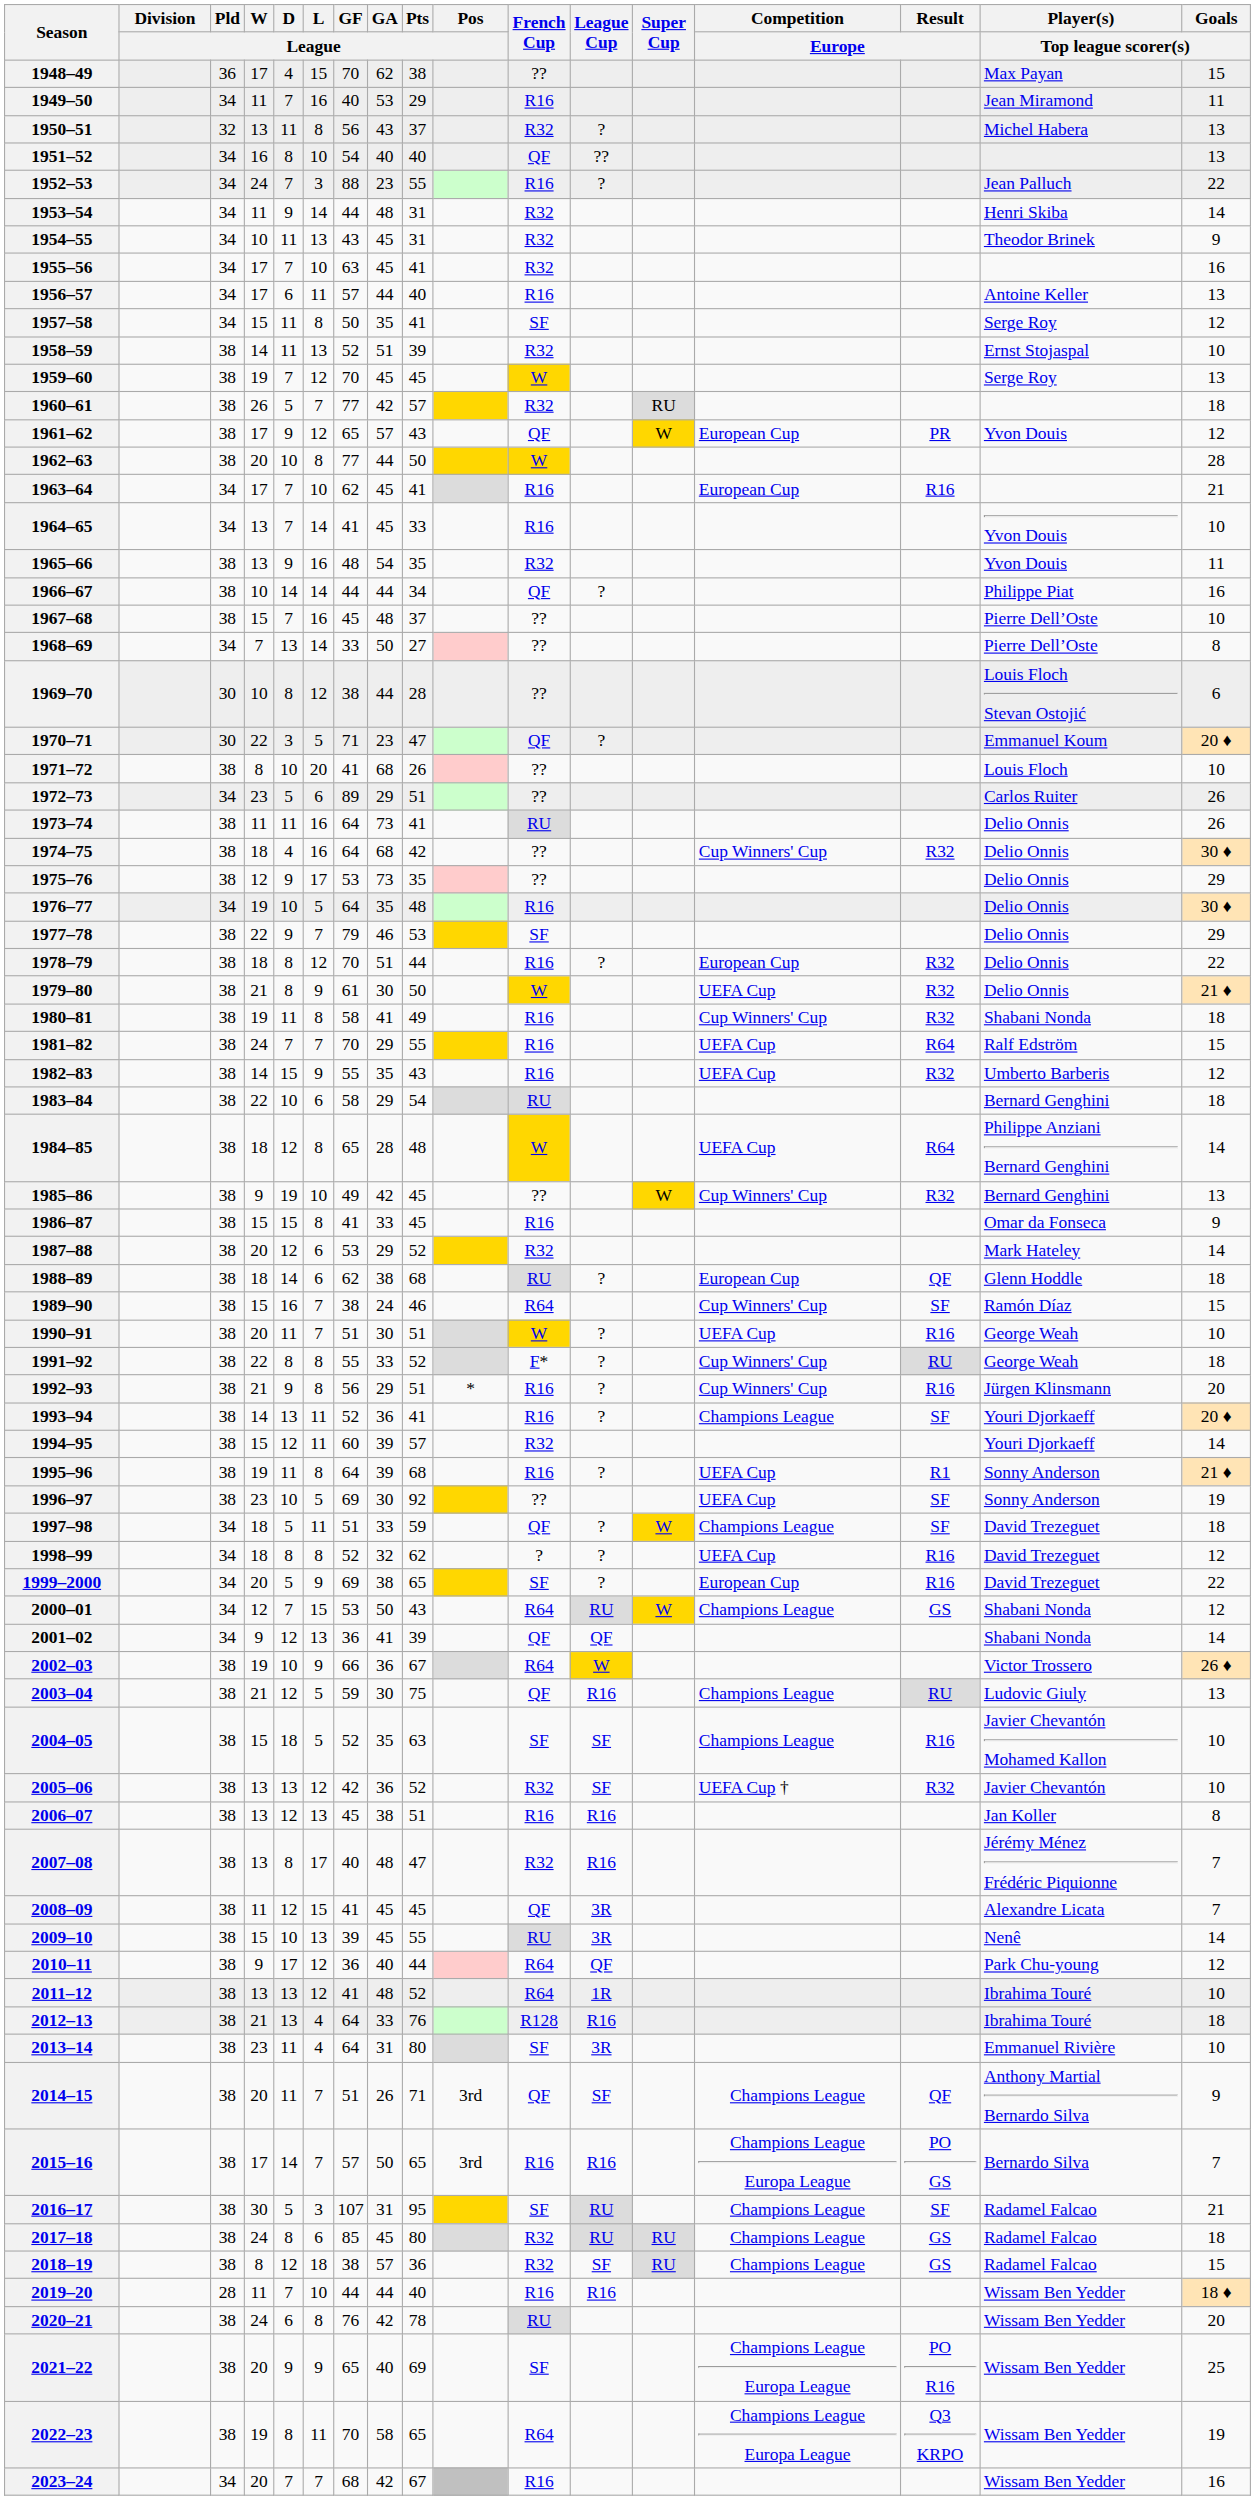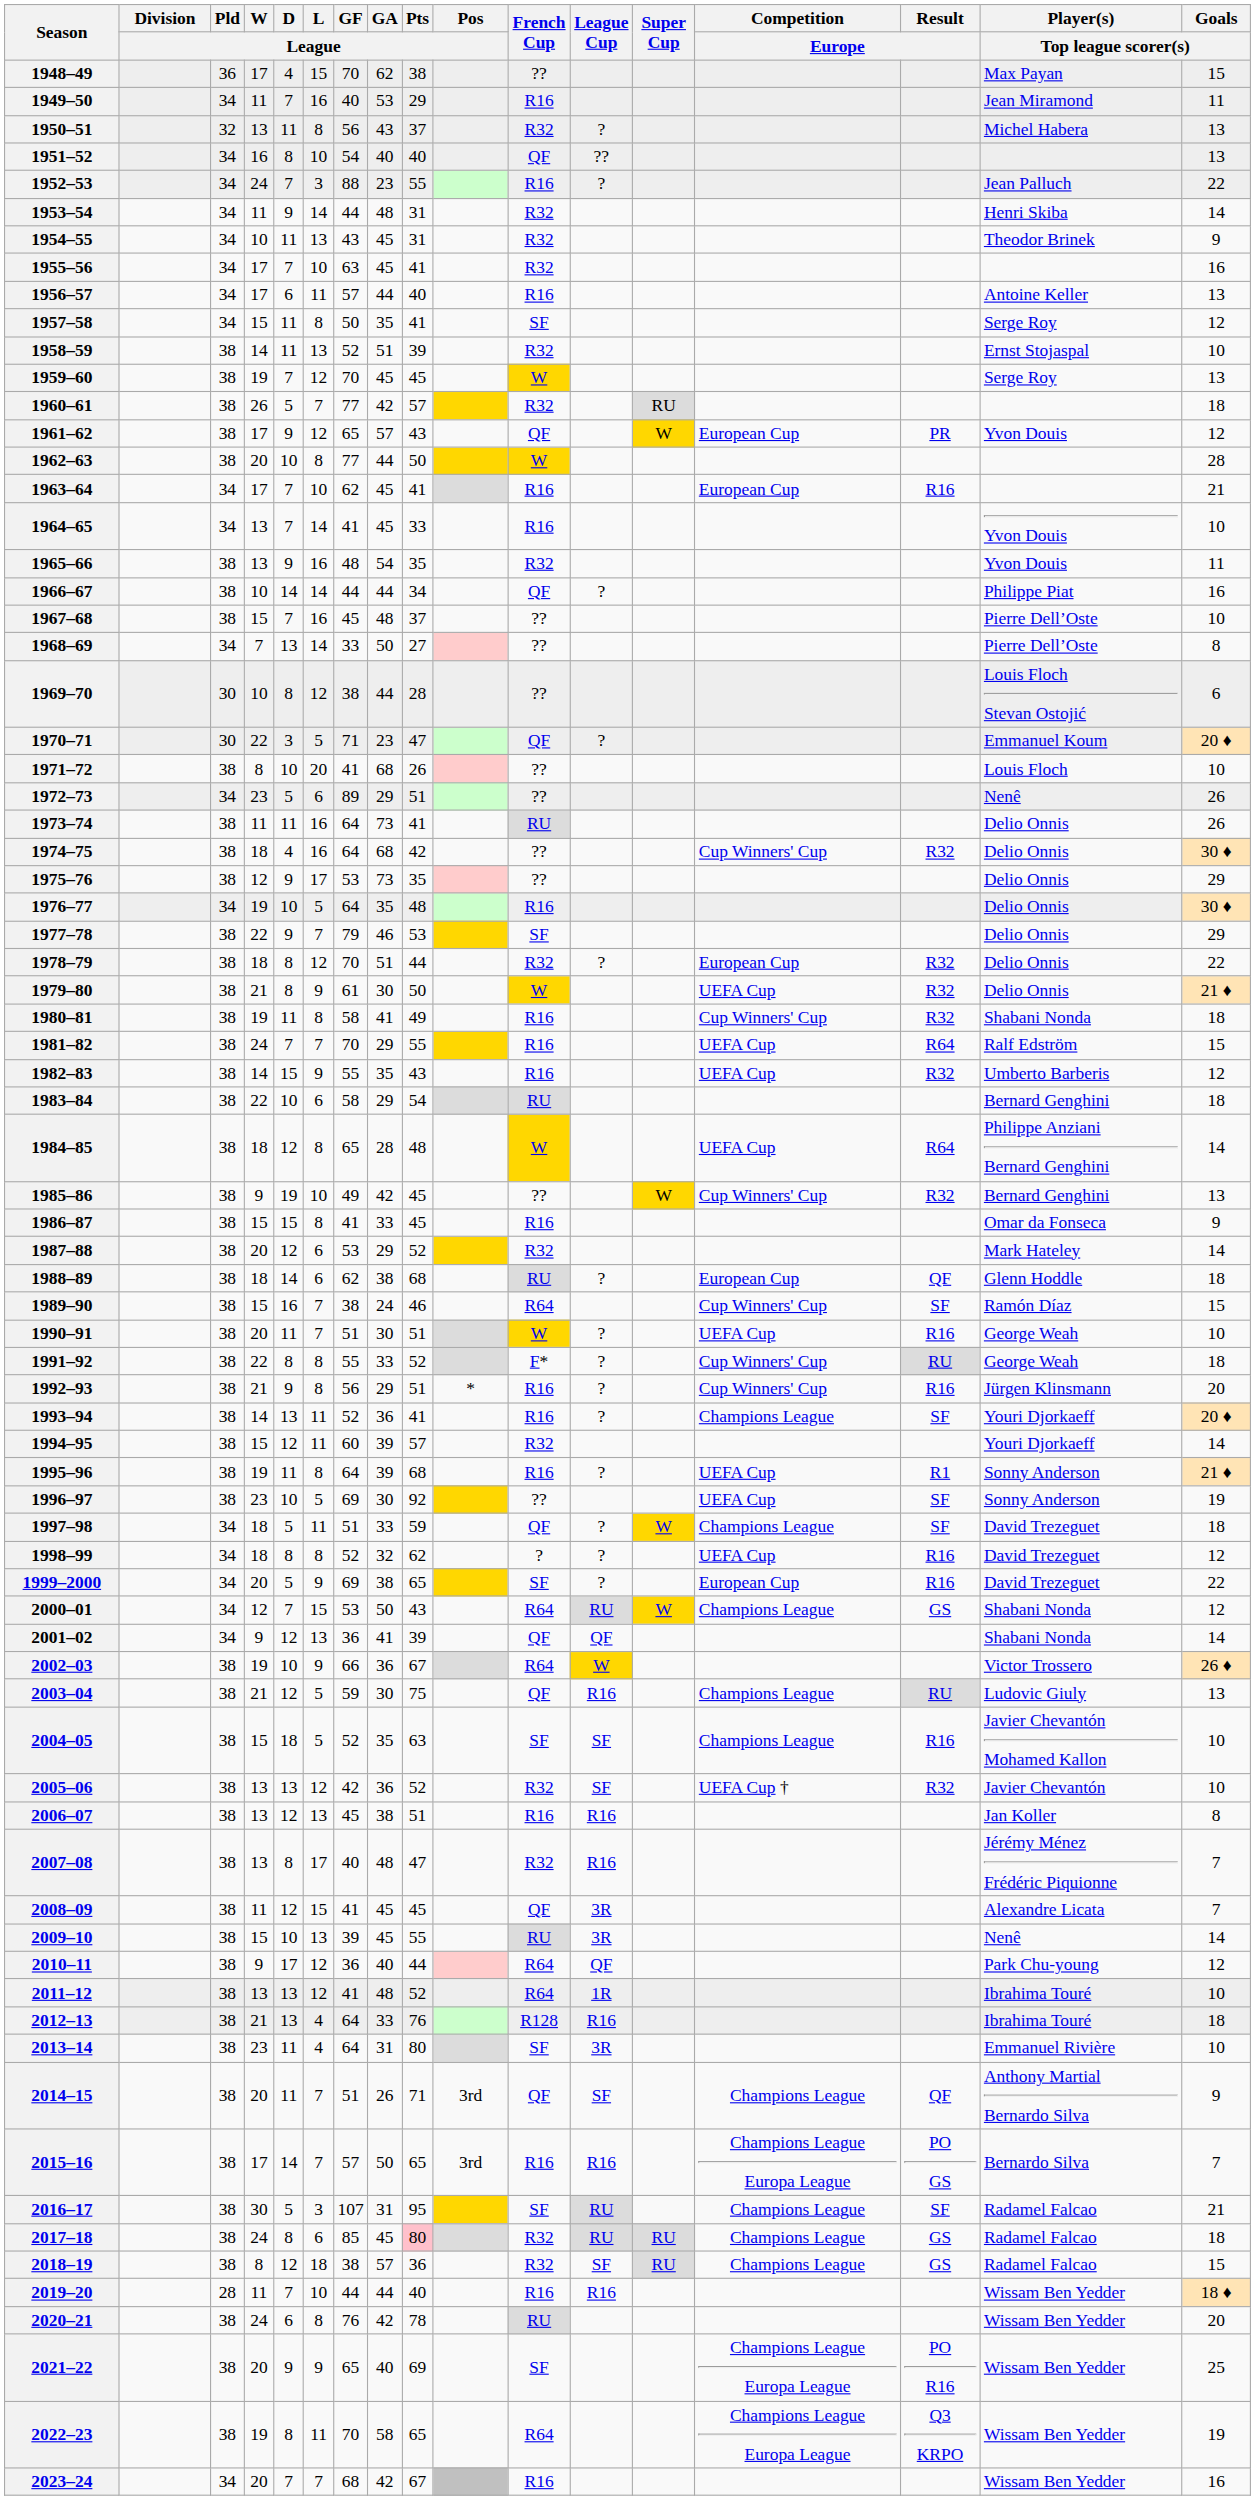(1031, 796) Carlos Ruiter -> (1002, 796) Nenê
(539, 962) R16 -> (539, 962) R32
(418, 2237) no background -> (418, 2237) pink background
